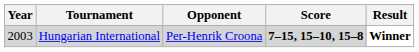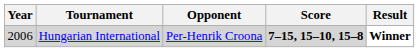(20, 36) 2003 -> (20, 36) 2006
